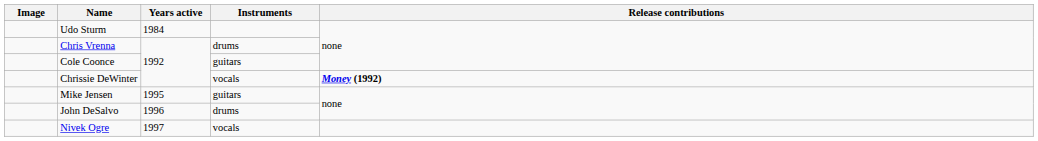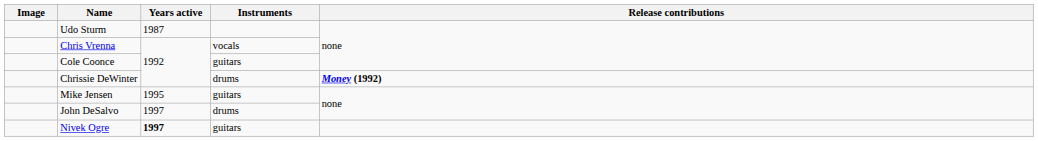(153, 29) 1984 -> (153, 29) 1987
(226, 45) drums -> (226, 45) vocals
(226, 78) vocals -> (226, 78) drums
(153, 111) 1996 -> (153, 111) 1997
(153, 128) normal -> (153, 128) bold
(226, 128) vocals -> (227, 128) guitars
